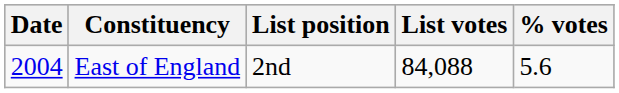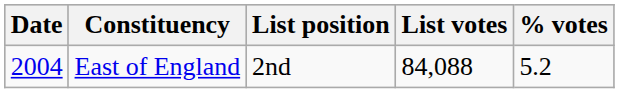(536, 66) 5.6 -> (536, 66) 5.2
